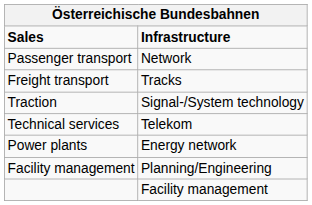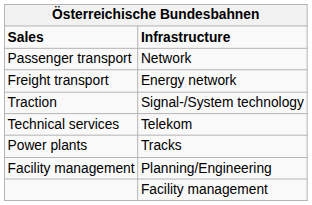(161, 80) Tracks -> (189, 80) Energy network
(189, 146) Energy network -> (161, 146) Tracks
